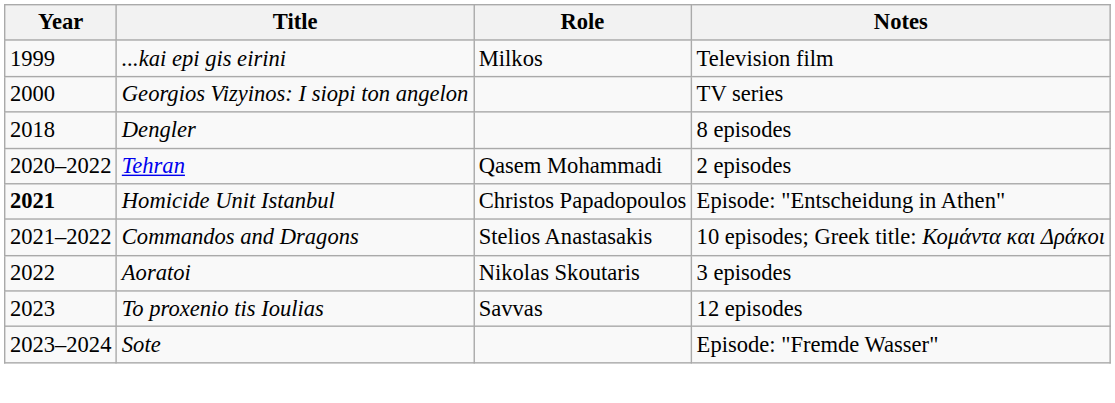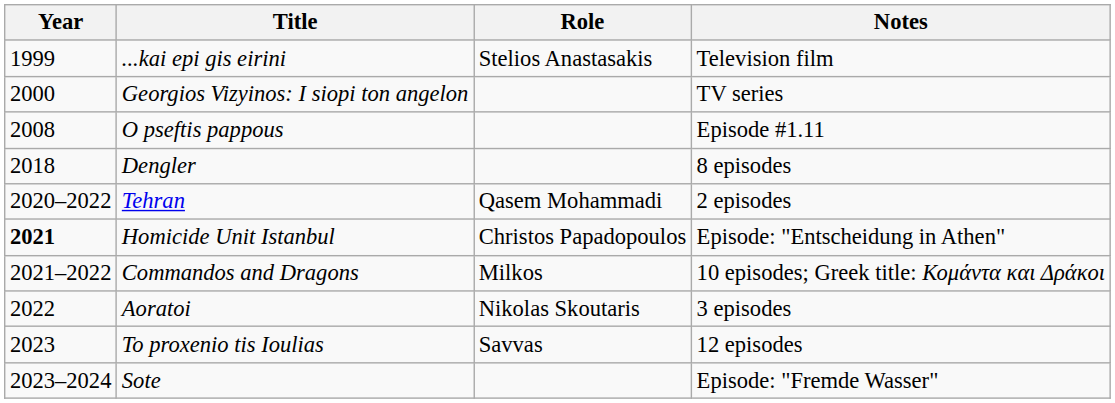(511, 58) Milkos -> (566, 58) Stelios Anastasakis
+ row: (203, 129)
(566, 237) Stelios Anastasakis -> (511, 272) Milkos
